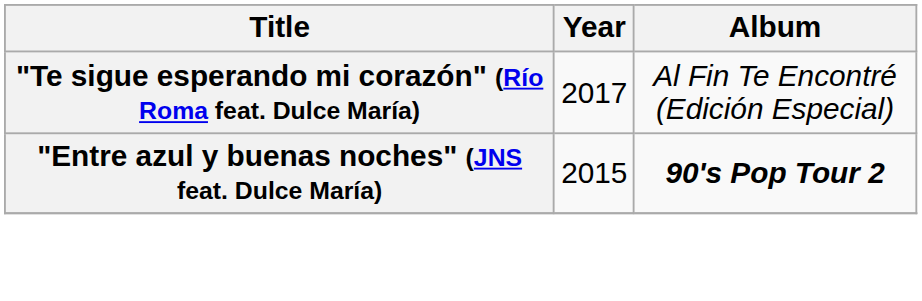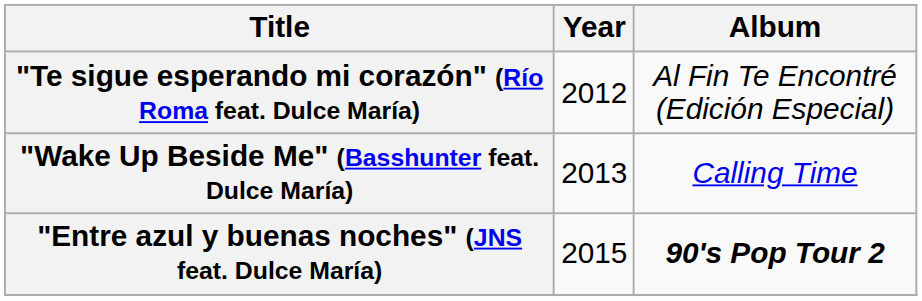(594, 92) 2017 -> (594, 92) 2012
+ row: (280, 172)
